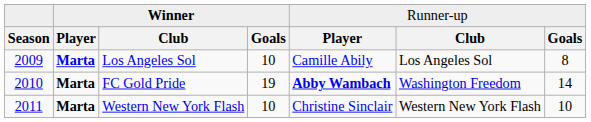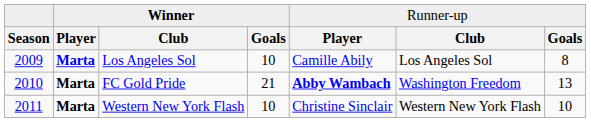(268, 83) 19 -> (268, 83) 21
(565, 83) 14 -> (565, 83) 13
